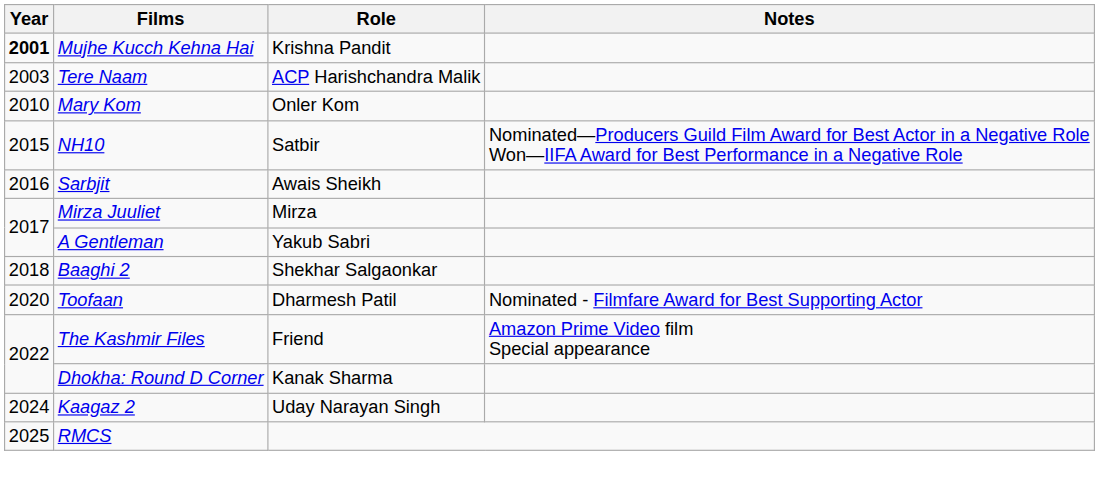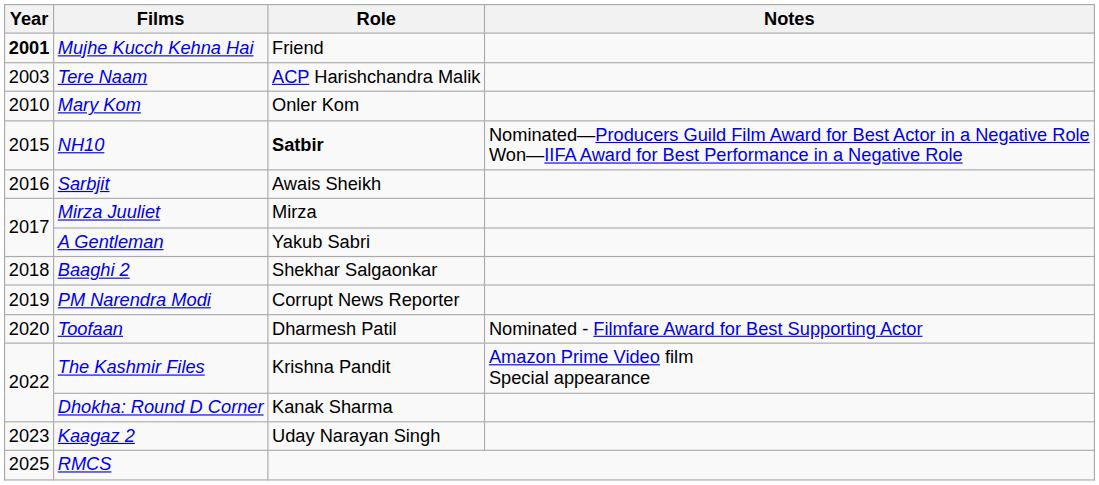(331, 47) Krishna Pandit -> (298, 47) Friend
(296, 144) normal -> (298, 144) bold
+ row: (134, 299)
(298, 339) Friend -> (331, 367) Krishna Pandit
(29, 407) 2024 -> (29, 436) 2023
